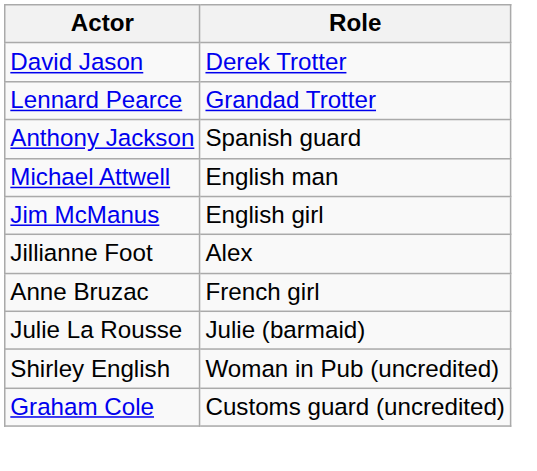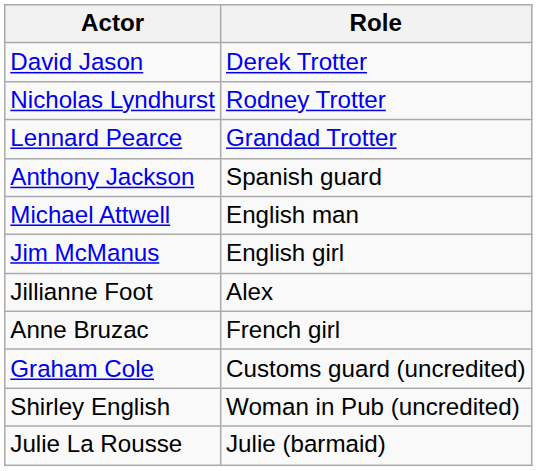+ row: (113, 100)
rows swapped: (82, 406) <-> (96, 330)
